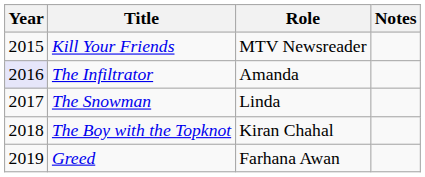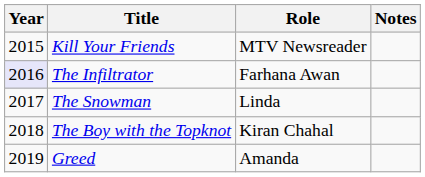(269, 74) Amanda -> (290, 74) Farhana Awan
(290, 158) Farhana Awan -> (269, 158) Amanda
